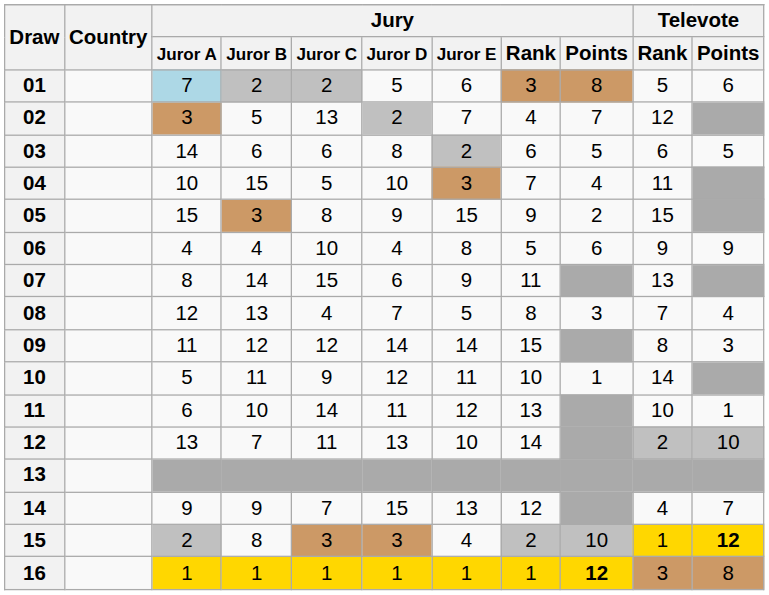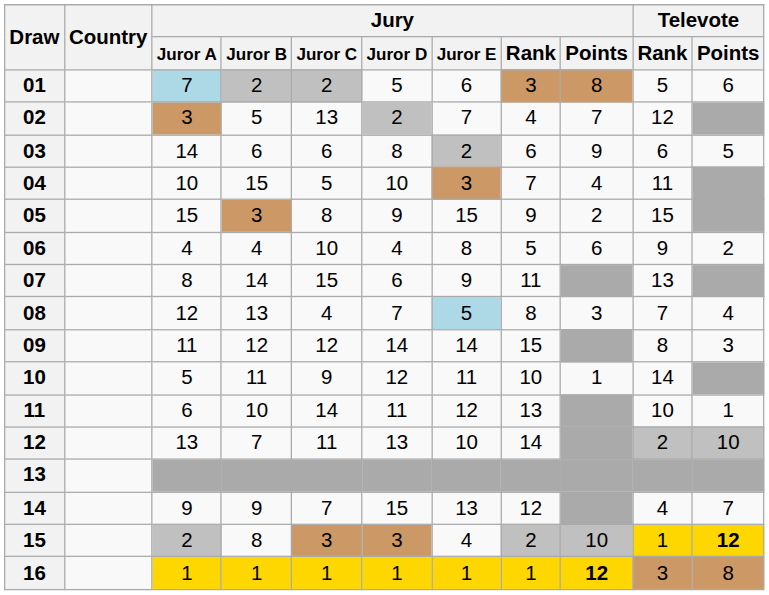(597, 150) 5 -> (597, 150) 9
(728, 248) 9 -> (728, 248) 2
(467, 313) no background -> (467, 313) lightblue background
